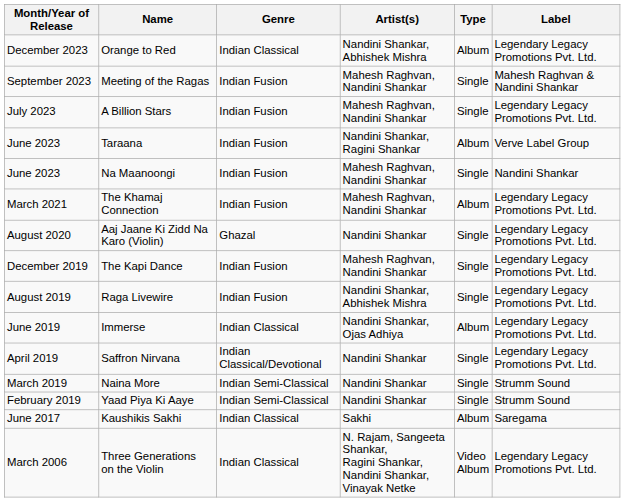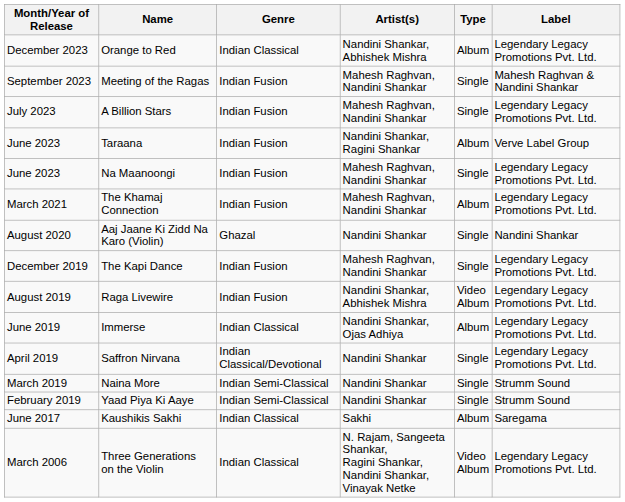(536, 173) Nandini Shankar -> (546, 173) Legendary Legacy Promotions Pvt. Ltd.
(546, 235) Legendary Legacy Promotions Pvt. Ltd. -> (536, 235) Nandini Shankar
(473, 297) Single -> (473, 297) Video Album
